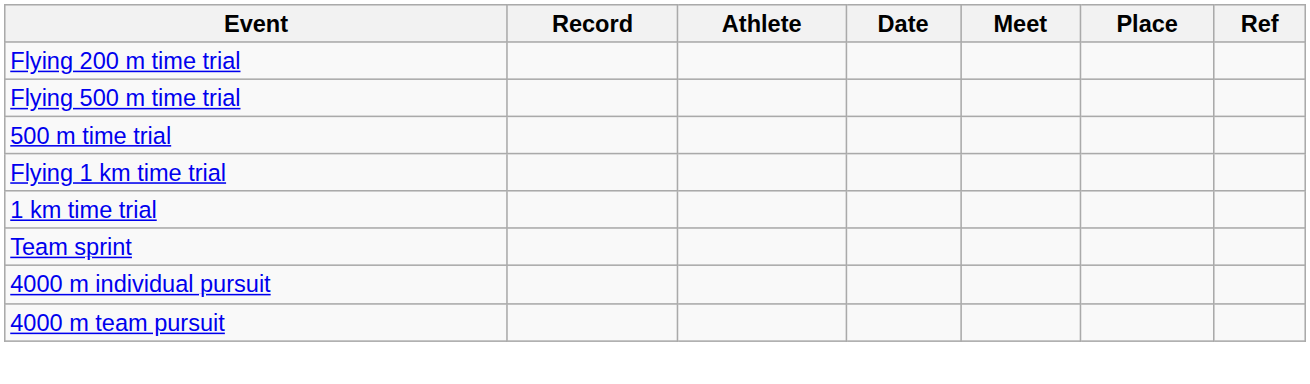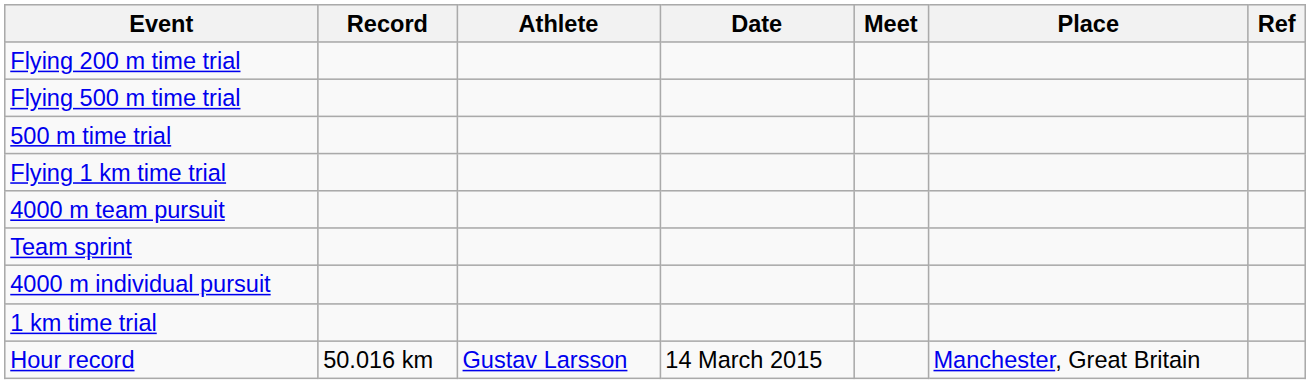rows swapped: (83, 210) <-> (118, 322)
+ row: (72, 359)
